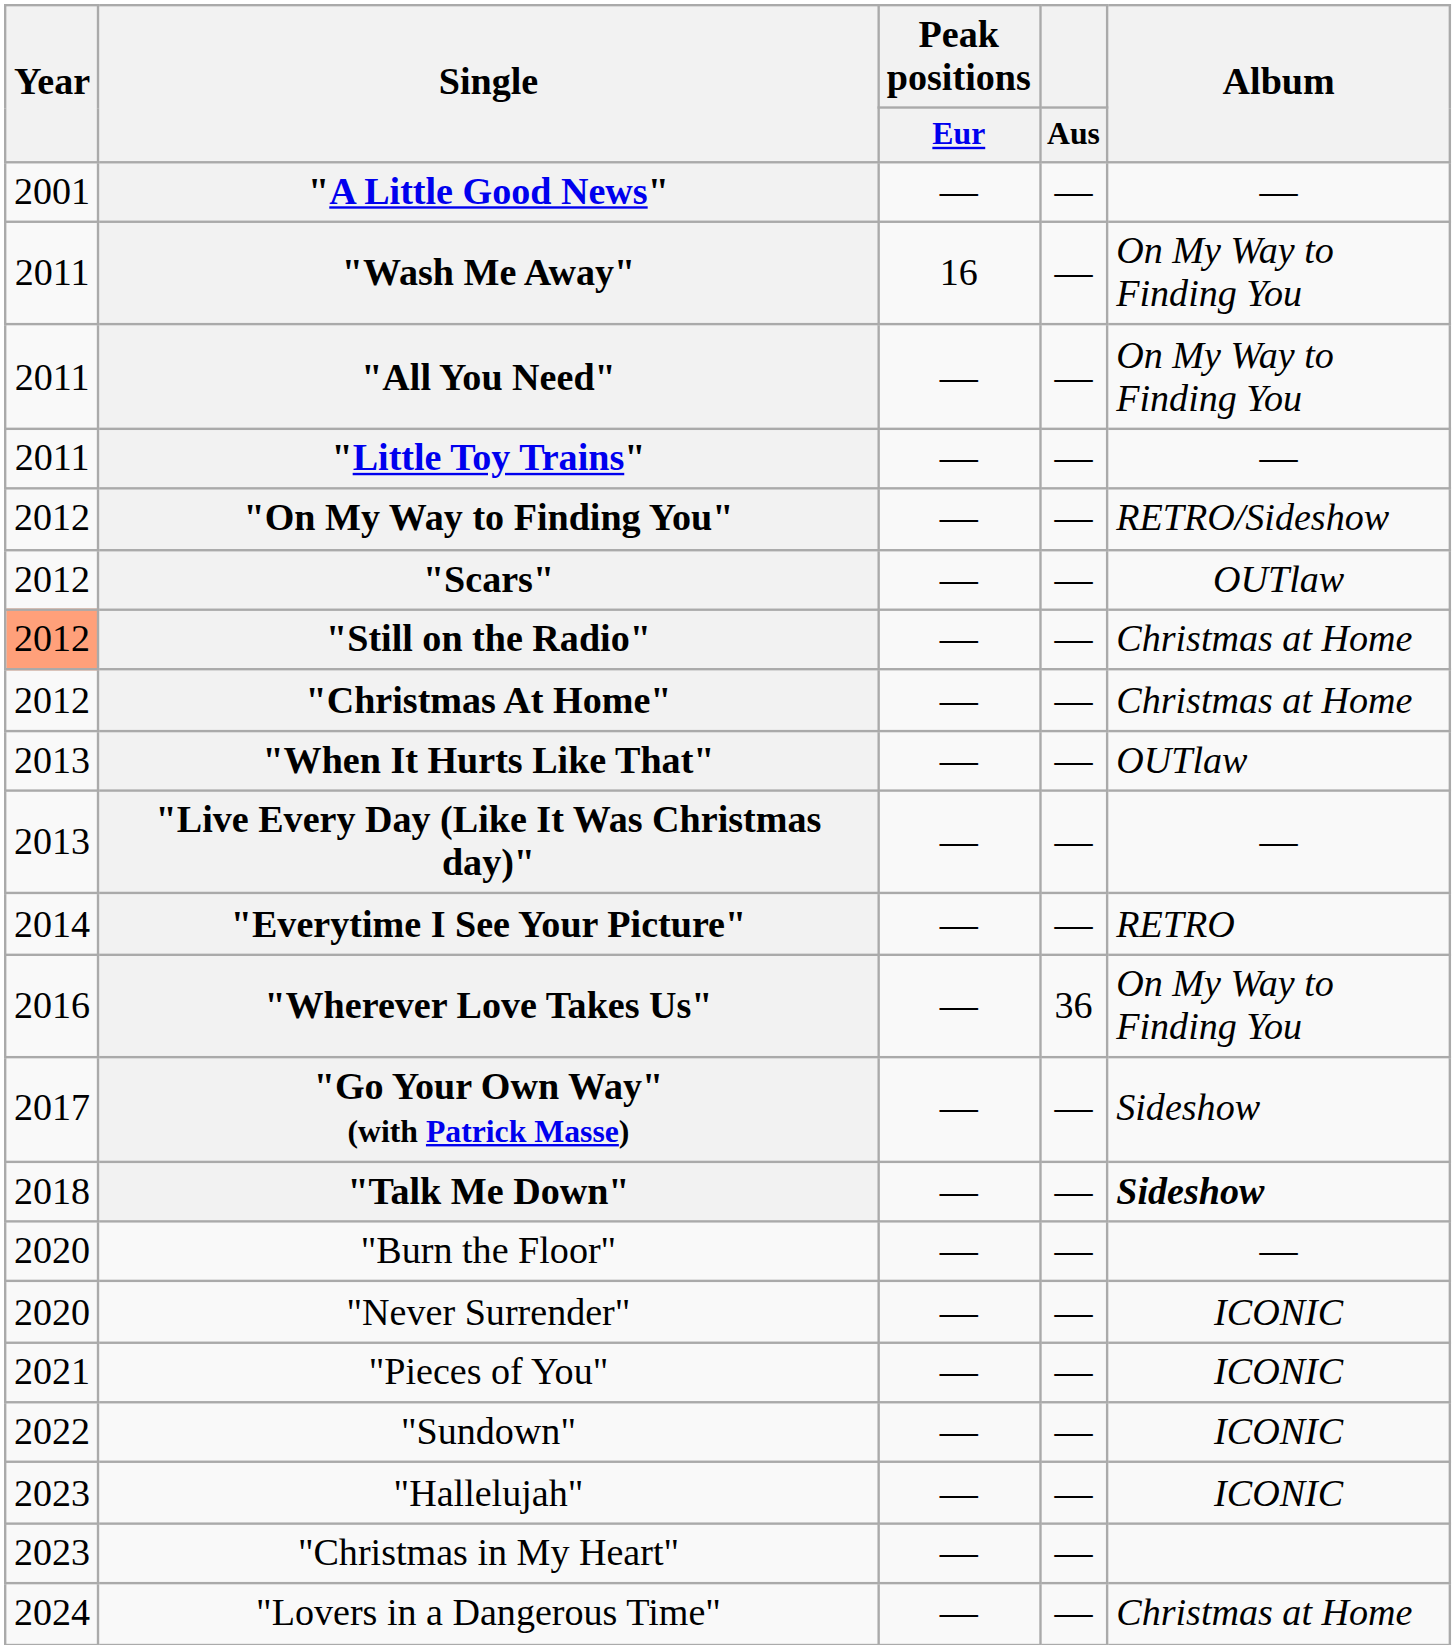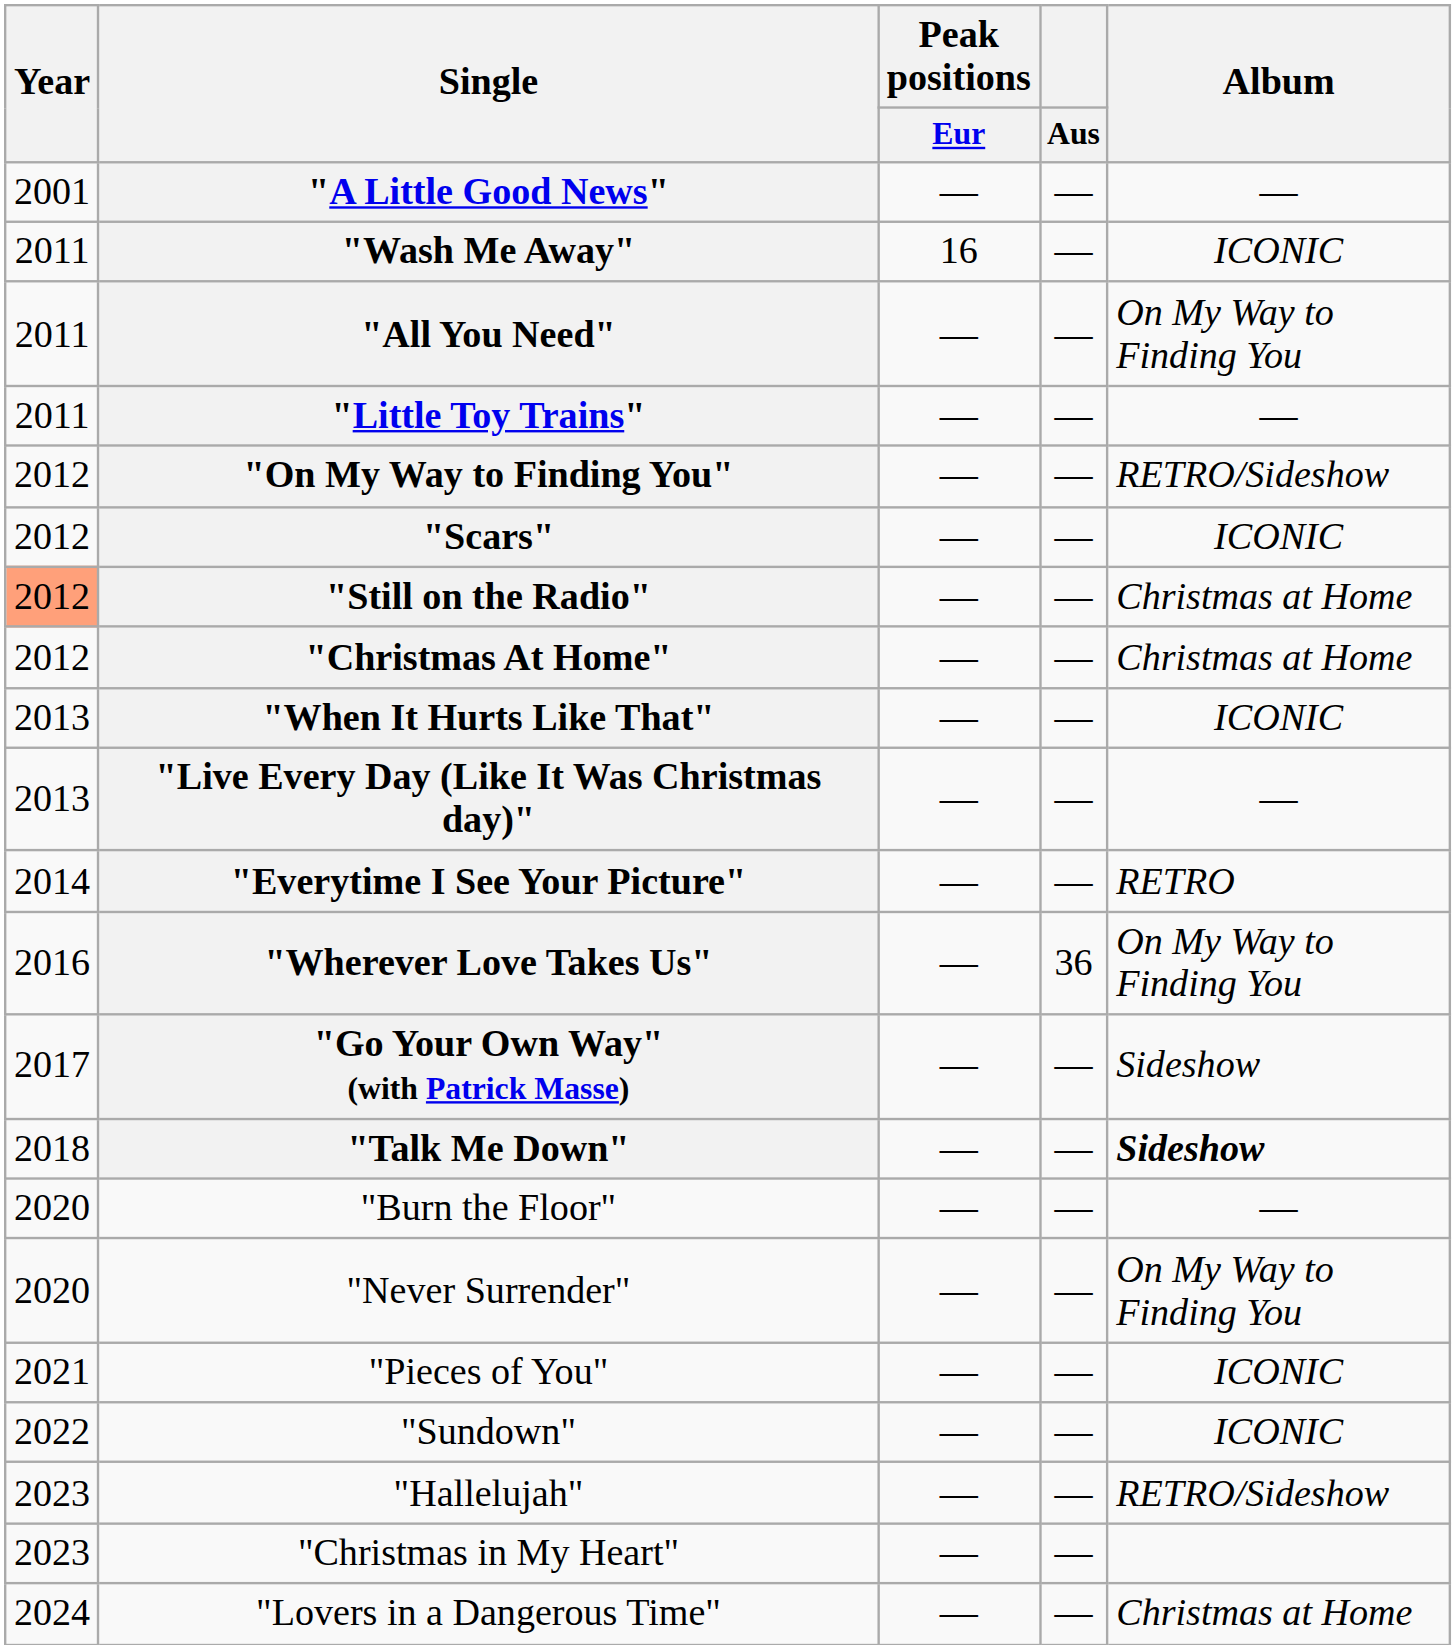(1225, 272) On My Way to Finding You -> (1279, 251) ICONIC
(1279, 578) OUTlaw -> (1279, 535) ICONIC
(1182, 759) OUTlaw -> (1279, 717) ICONIC
(1279, 1311) ICONIC -> (1225, 1289) On My Way to Finding You
(1279, 1492) ICONIC -> (1253, 1492) RETRO/Sideshow
